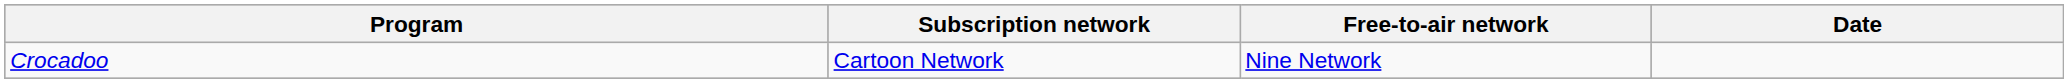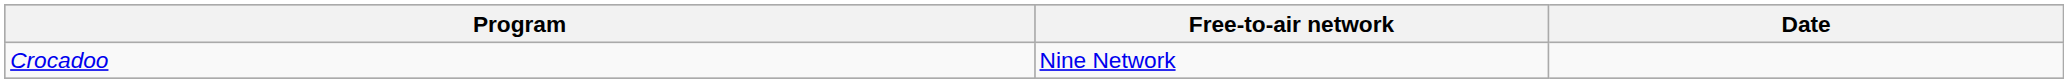- column: (1034, 23)
